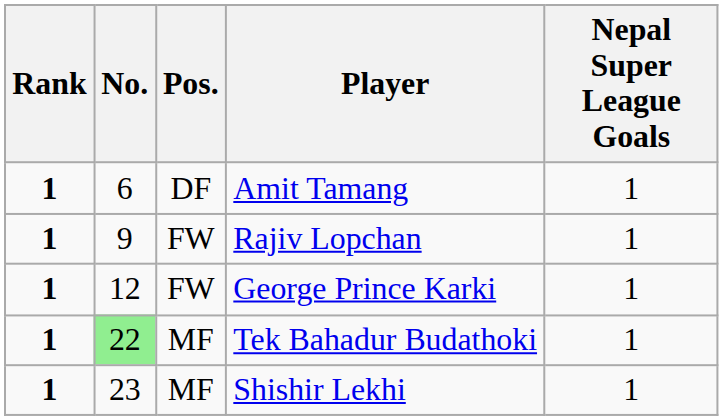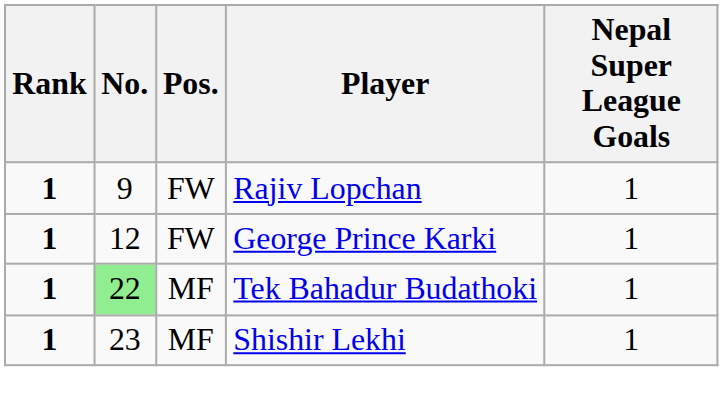- row: (321, 187)
